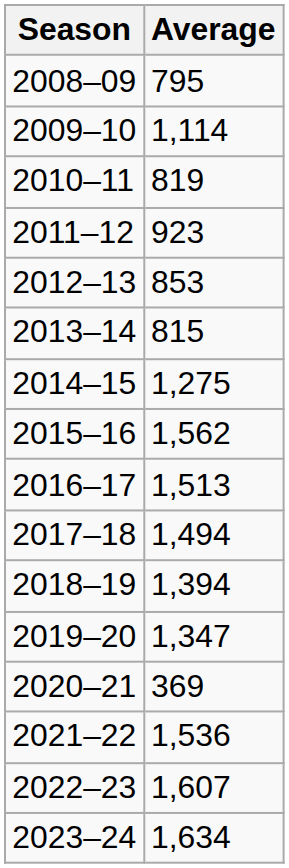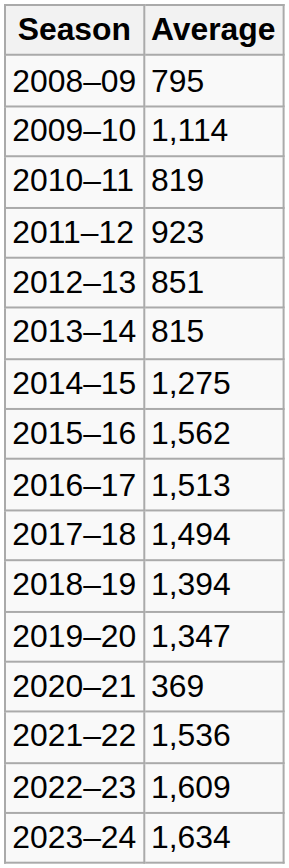(178, 282) 853 -> (178, 282) 851
(191, 787) 1,607 -> (191, 787) 1,609
